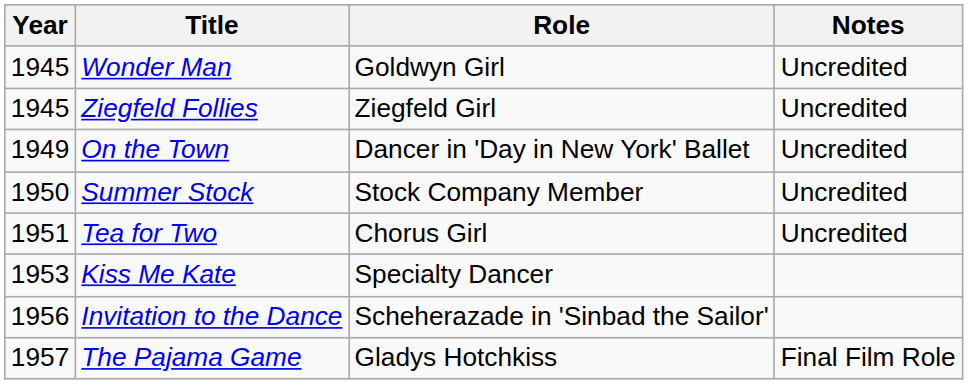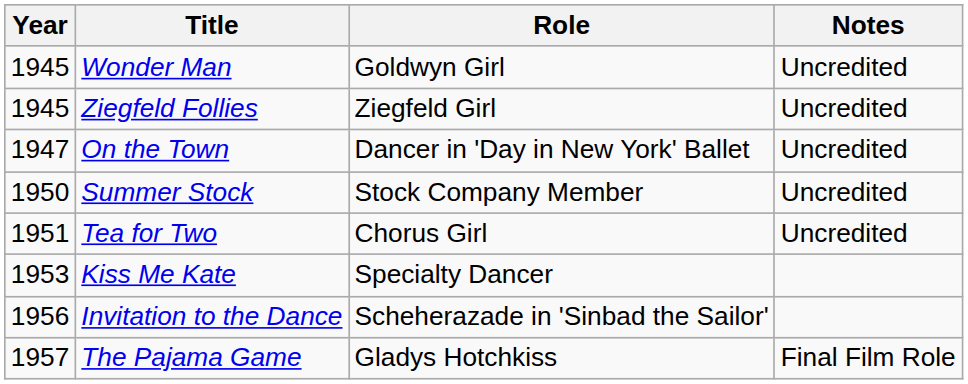(40, 150) 1949 -> (40, 150) 1947
